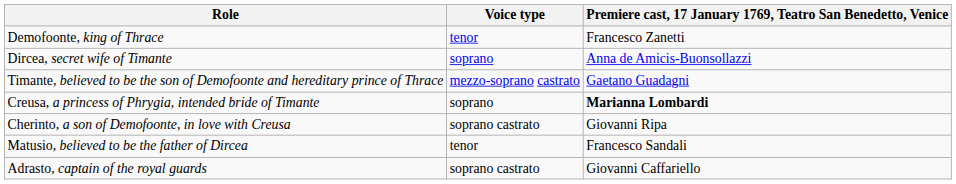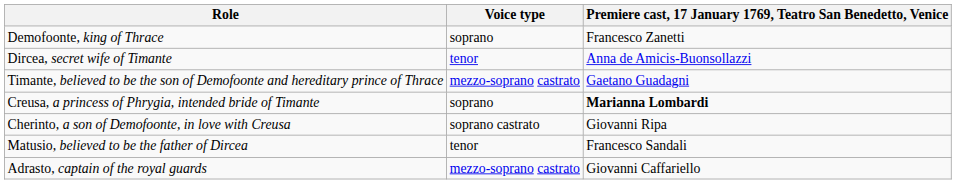(464, 37) tenor -> (472, 37) soprano
(472, 59) soprano -> (464, 59) tenor
(495, 168) soprano castrato -> (515, 168) mezzo-soprano castrato
